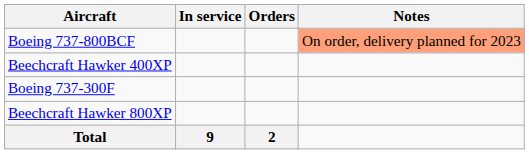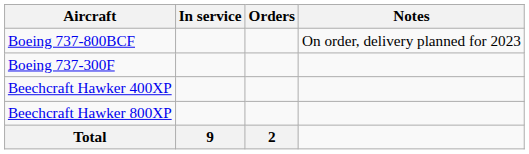(411, 40) lightsalmon background -> (411, 40) no background
rows swapped: (61, 88) <-> (90, 64)
